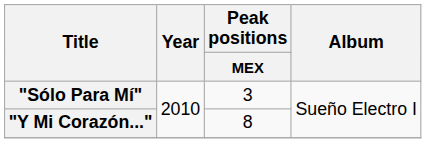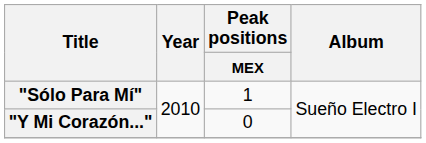(248, 94) 3 -> (248, 94) 1
(248, 123) 8 -> (248, 123) 0
